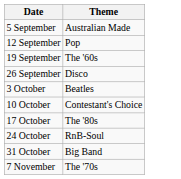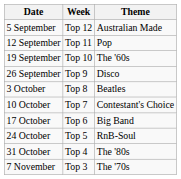+ column: (79, 12)
(81, 120) The '80s -> (115, 120) Big Band
(84, 151) Big Band -> (113, 151) The '80s
